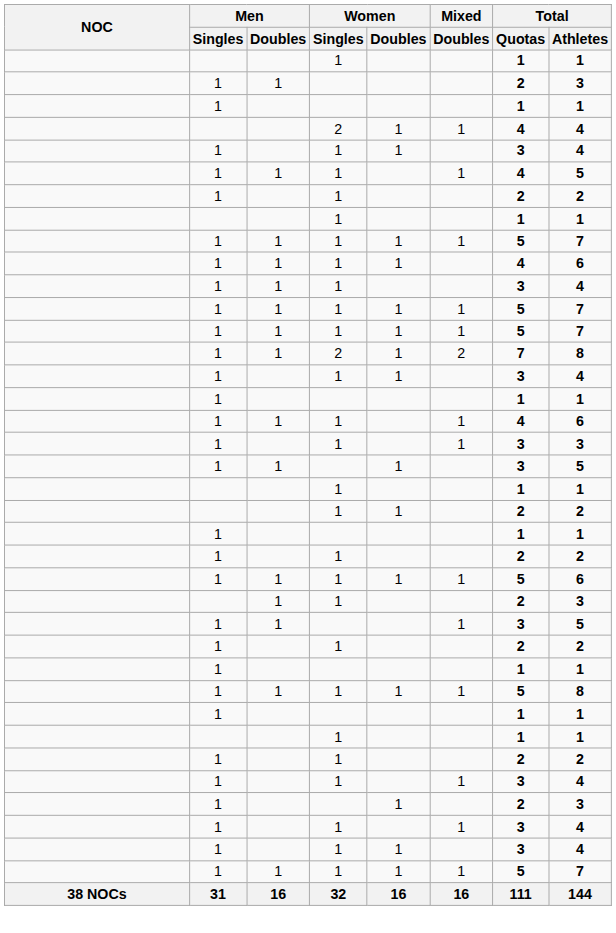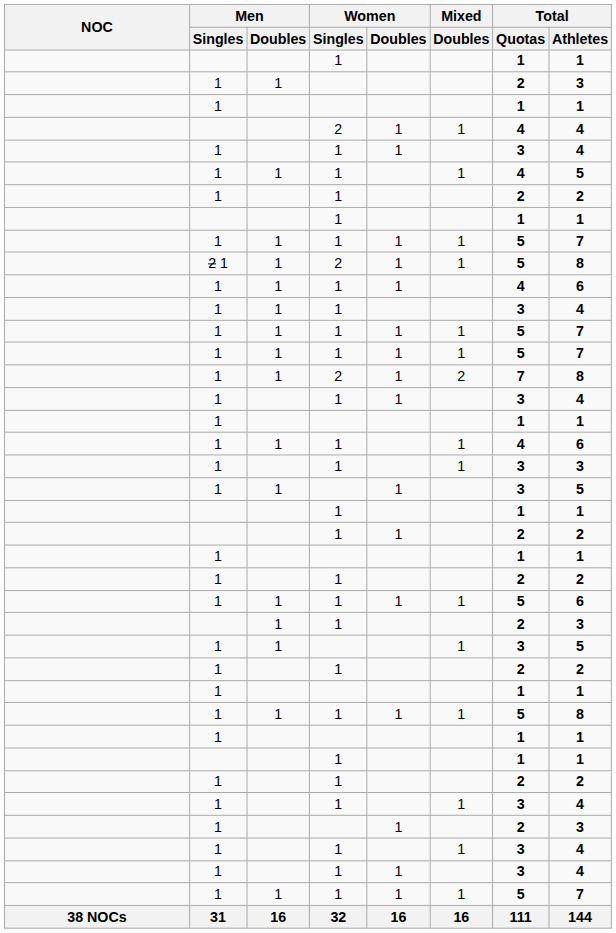+ row: (218, 264)
